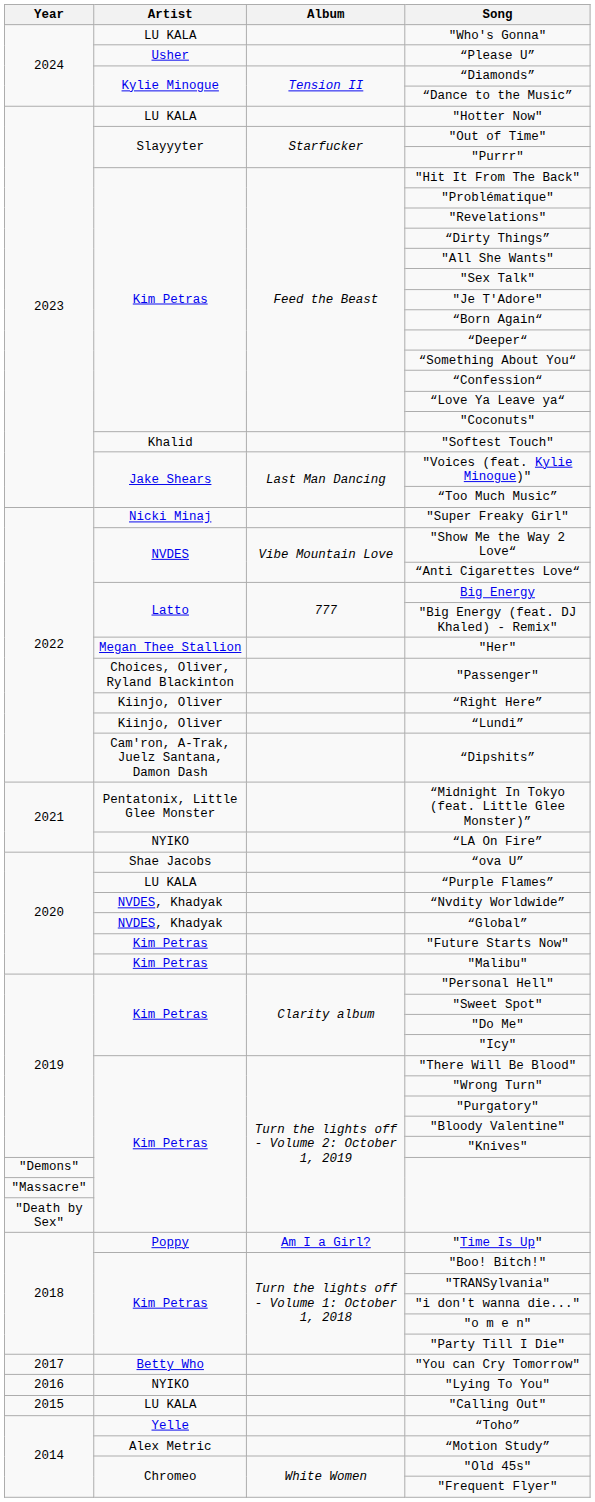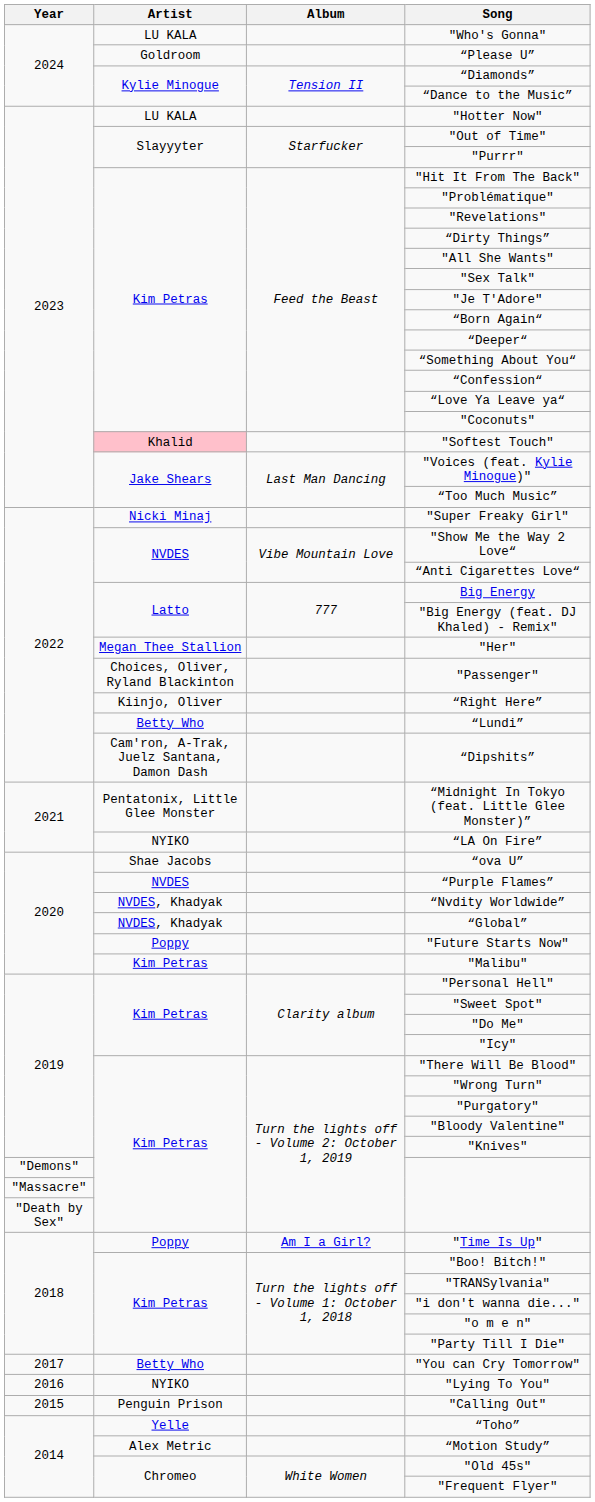(170, 55) Usher -> (170, 55) Goldroom
(170, 442) no background -> (170, 442) pink background
(170, 723) Kiinjo, Oliver -> (170, 723) Betty Who
(170, 882) LU KALA -> (170, 882) NVDES
(170, 943) Kim Petras -> (170, 943) Poppy
(170, 1405) LU KALA -> (170, 1405) Penguin Prison
